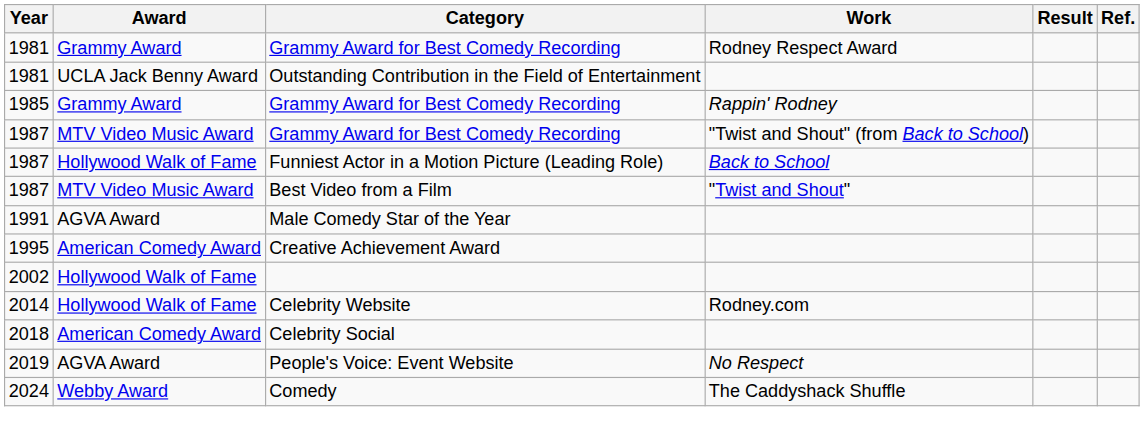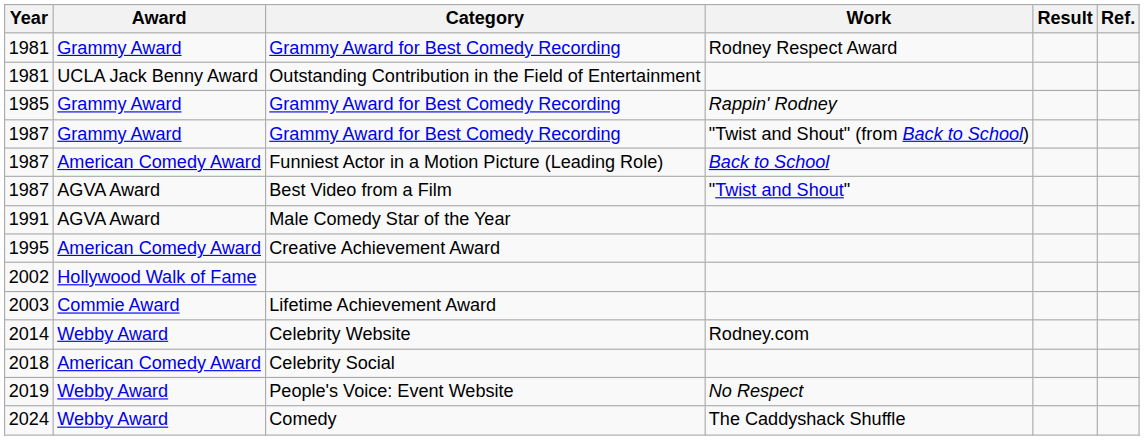(155, 133) MTV Video Music Award -> (119, 133) Grammy Award
(157, 162) Hollywood Walk of Fame -> (159, 162) American Comedy Award
(155, 190) MTV Video Music Award -> (109, 190) AGVA Award
+ row: (29, 305)
(157, 305) Hollywood Walk of Fame -> (113, 334) Webby Award
(109, 362) AGVA Award -> (113, 391) Webby Award
